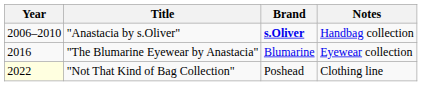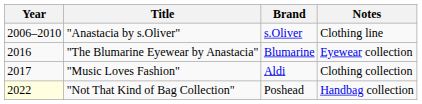(284, 33) bold -> (283, 33) normal
(367, 33) Handbag collection -> (352, 33) Clothing line
+ row: (123, 71)
(352, 71) Clothing line -> (367, 90) Handbag collection
